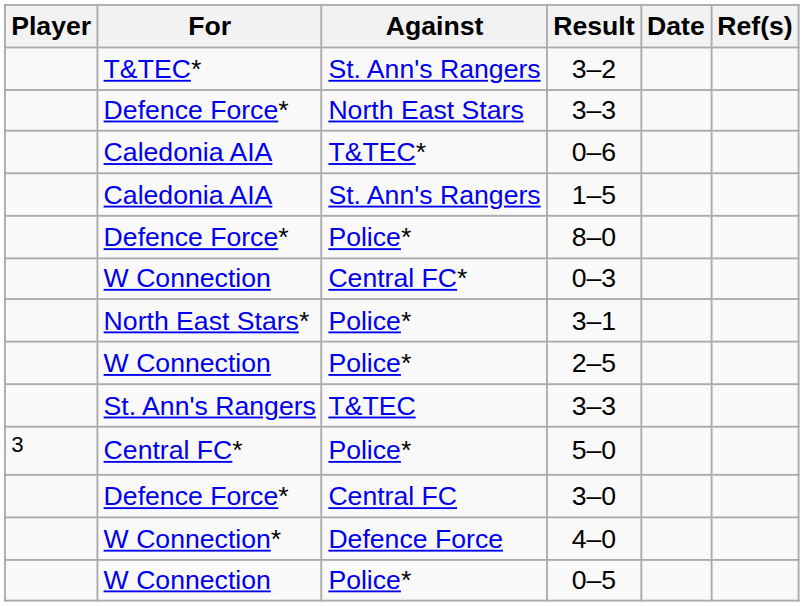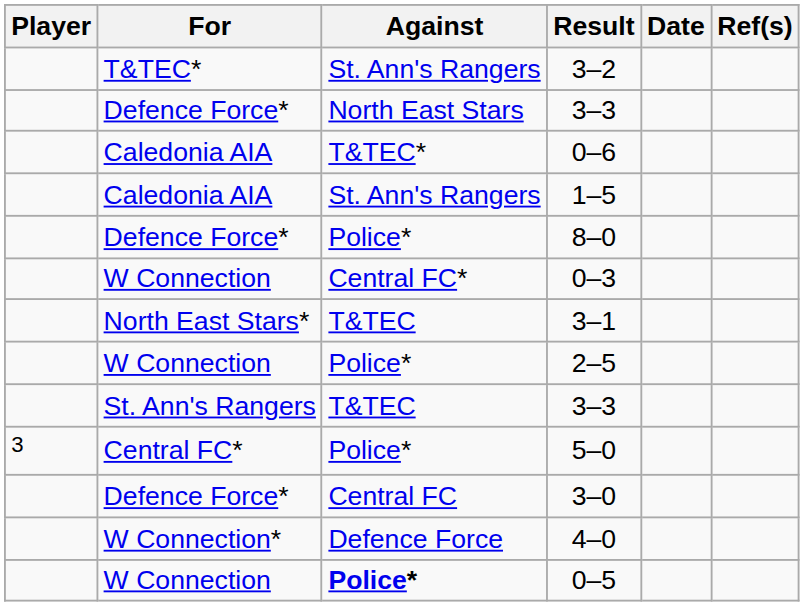(370, 321) Police* -> (372, 321) T&TEC
(370, 581) normal -> (373, 581) bold
